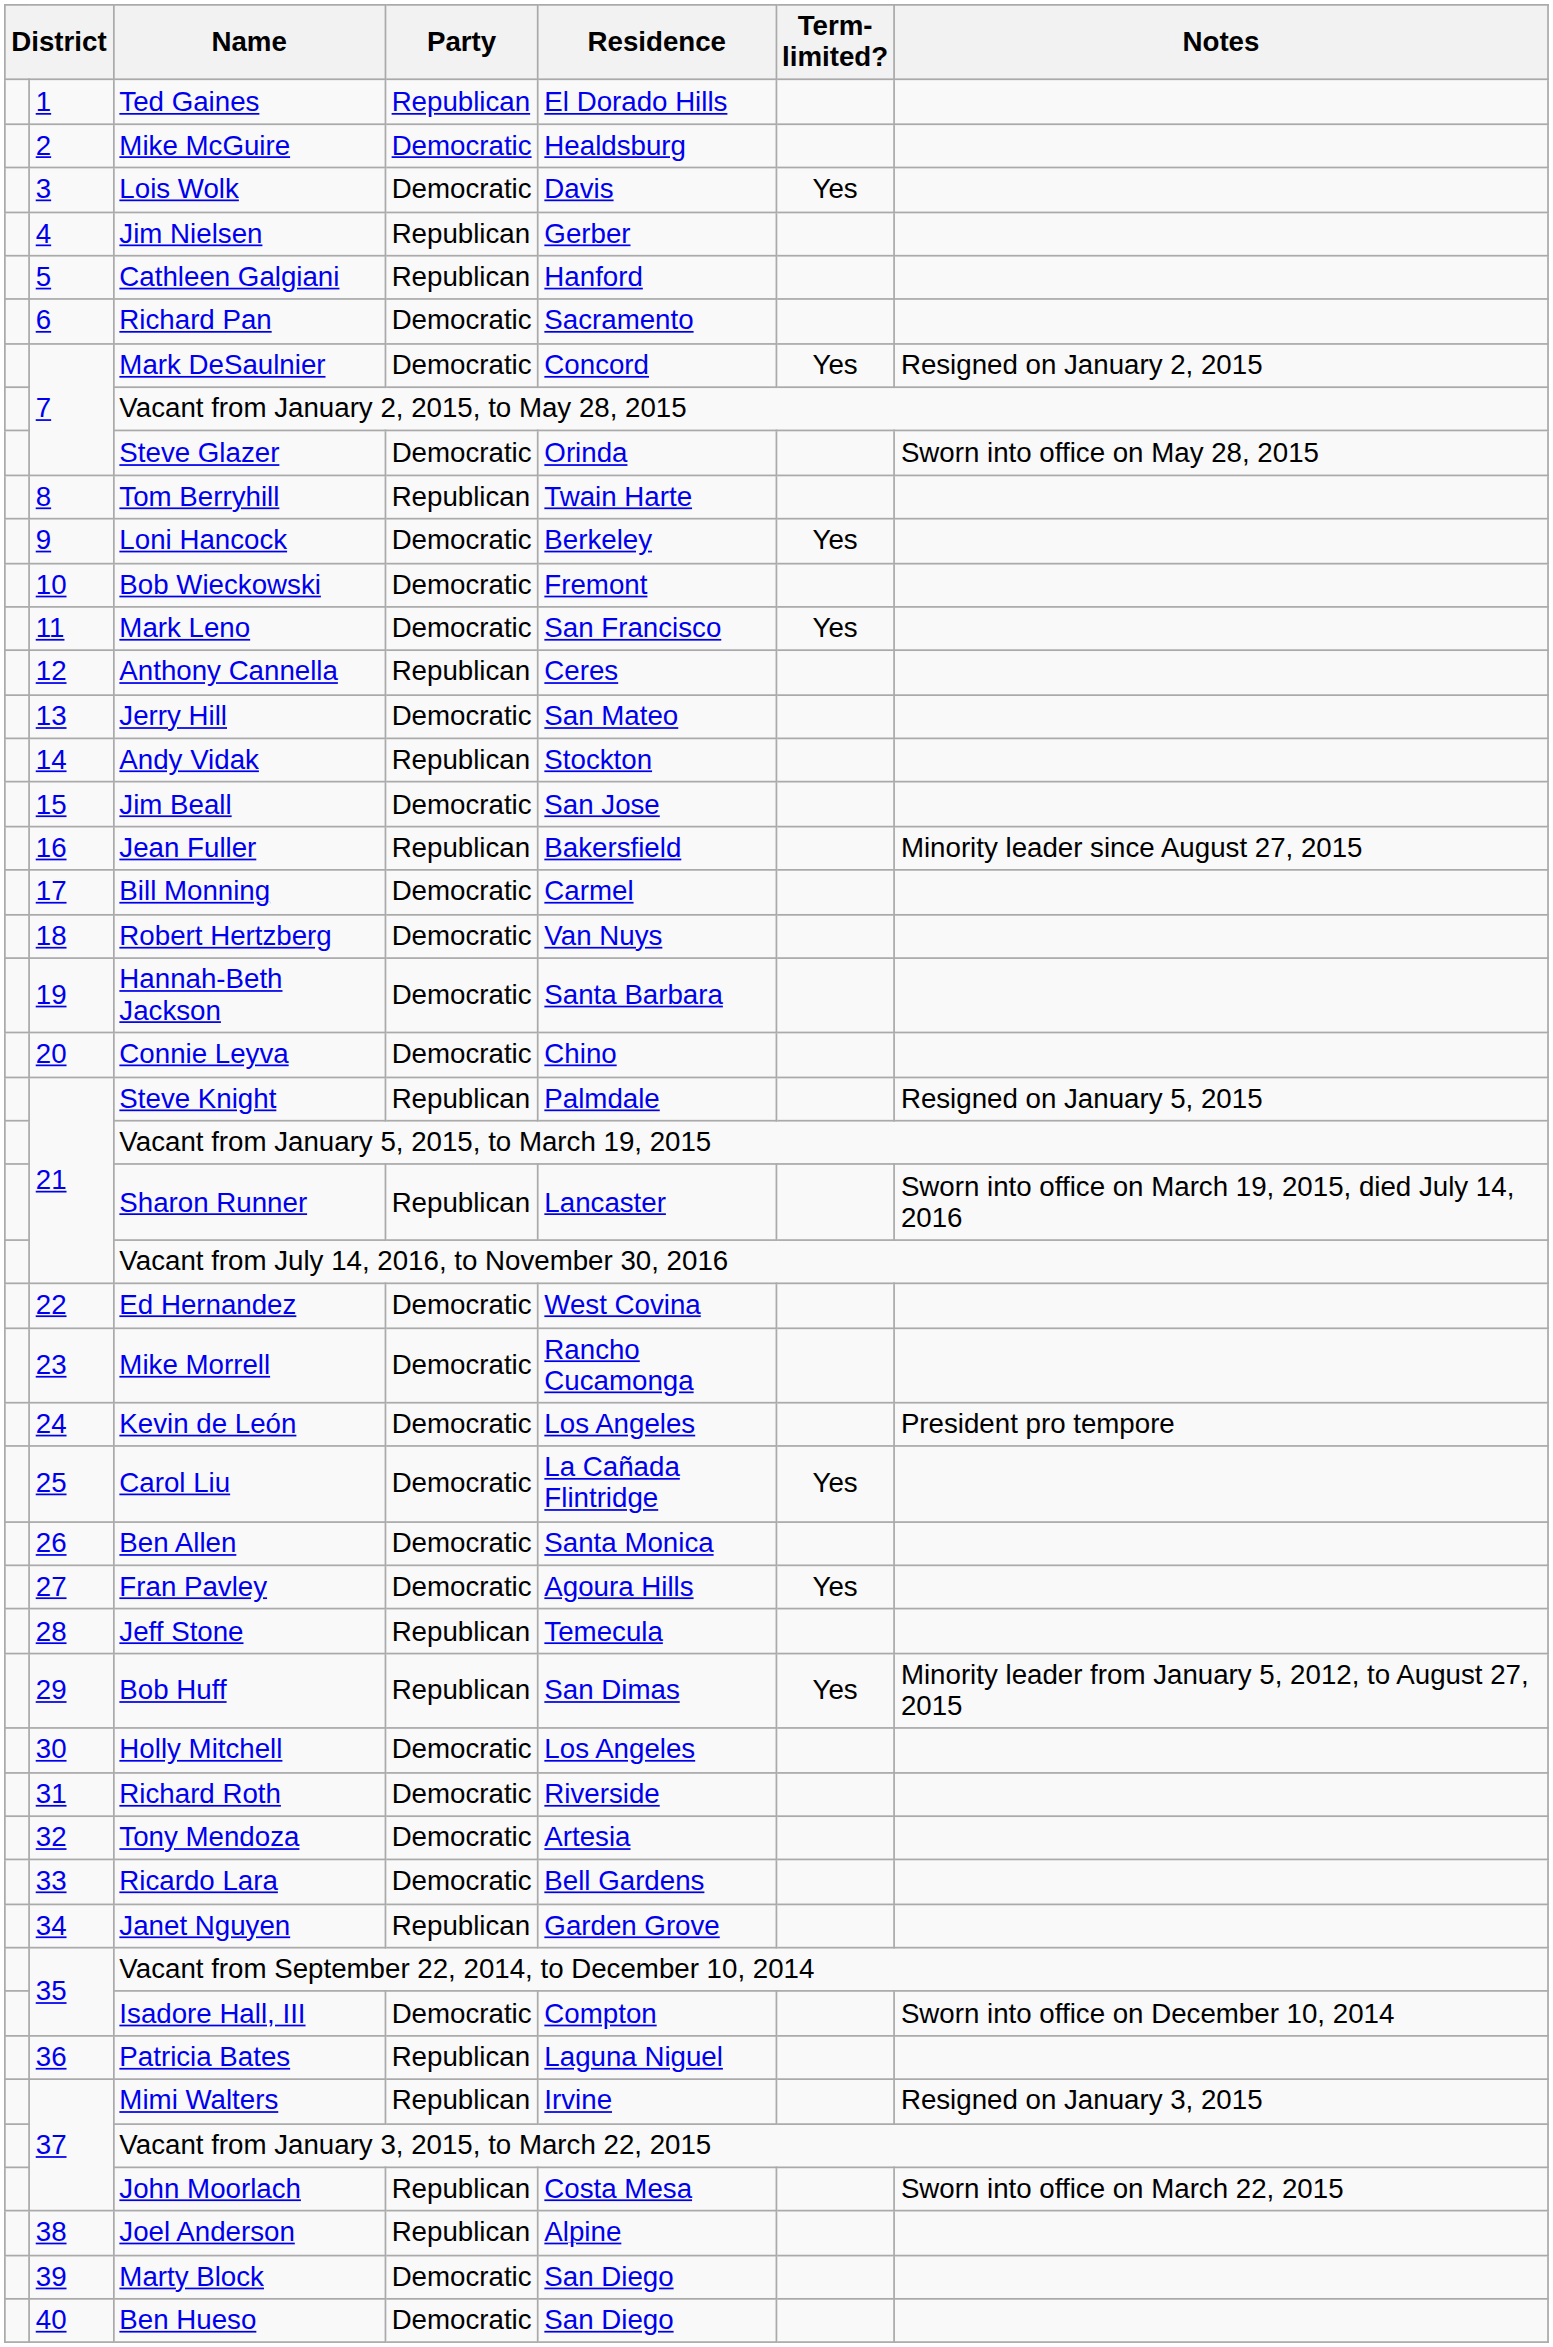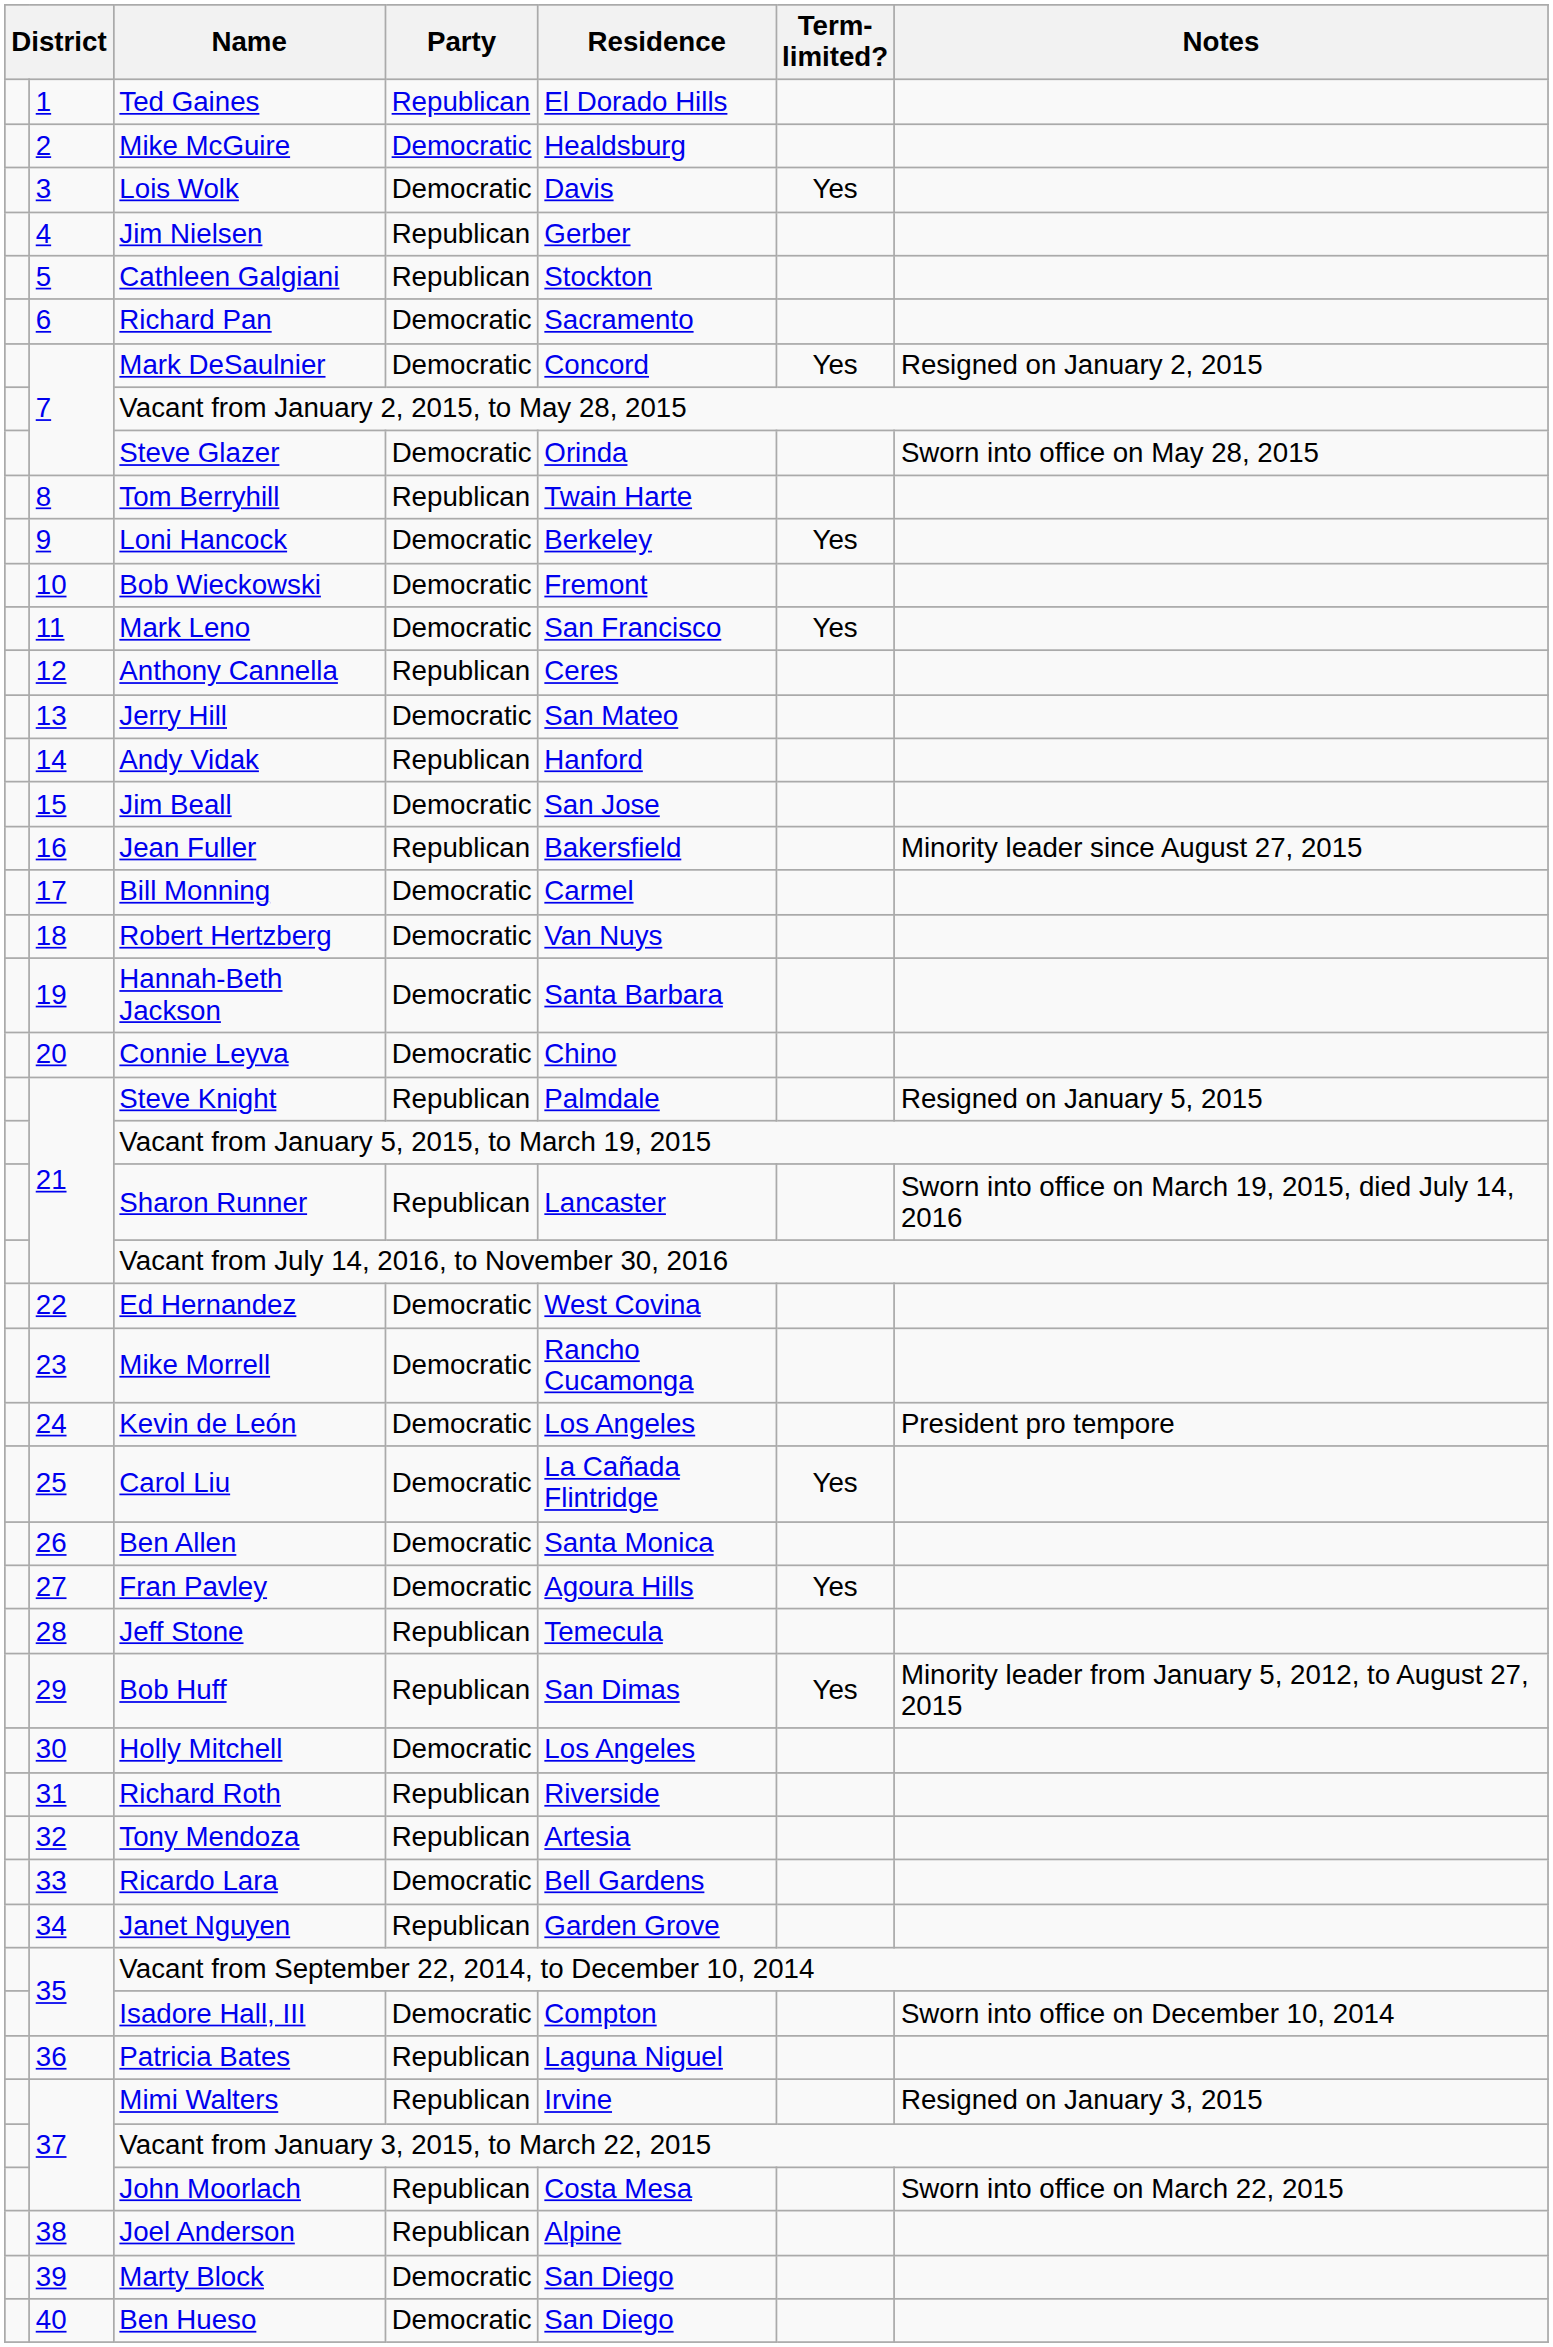(594, 277) Hanford -> (598, 277) Stockton
(598, 759) Stockton -> (594, 759) Hanford
(462, 1793) Democratic -> (461, 1793) Republican
(462, 1837) Democratic -> (461, 1837) Republican
